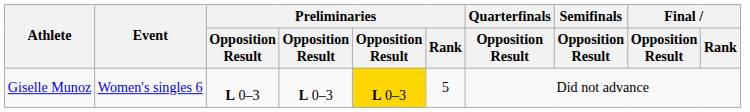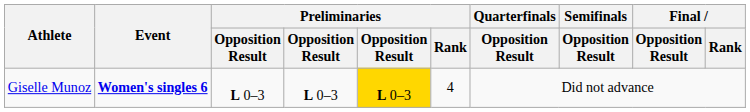(150, 88) normal -> (153, 88) bold
(445, 88) 5 -> (450, 88) 4
